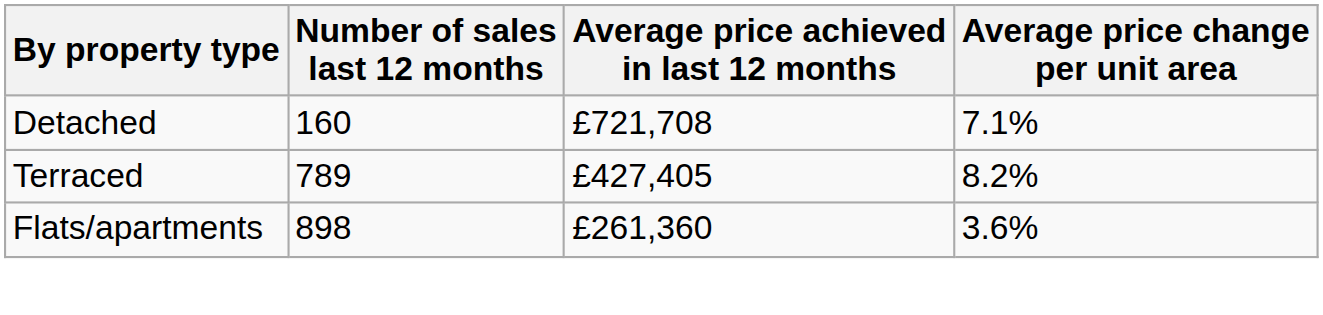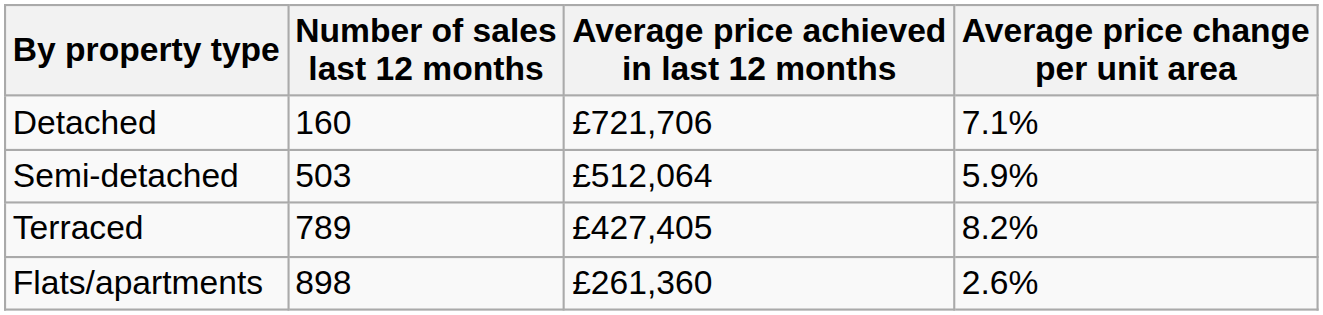(642, 122) £721,708 -> (642, 122) £721,706
+ row: (126, 175)
(1000, 228) 3.6% -> (1000, 282) 2.6%
